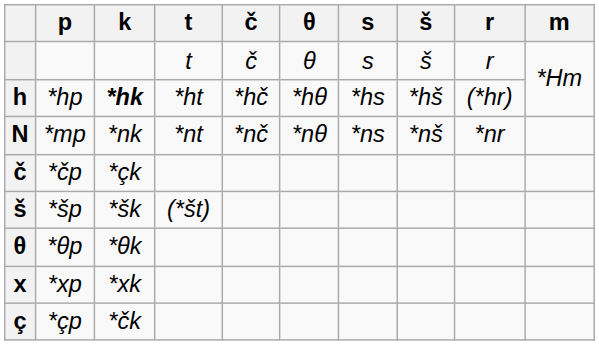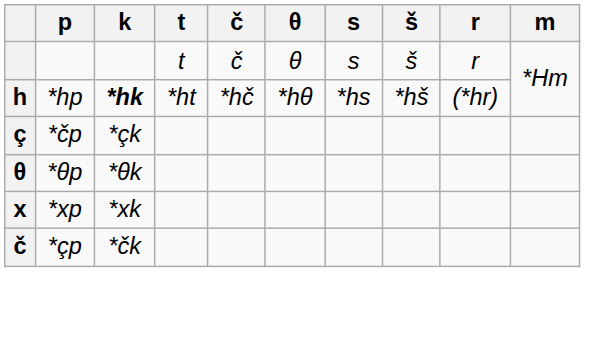- row: (65, 135)
(20, 172) č -> (20, 135) ç
- row: (65, 209)
(20, 321) ç -> (20, 246) č
